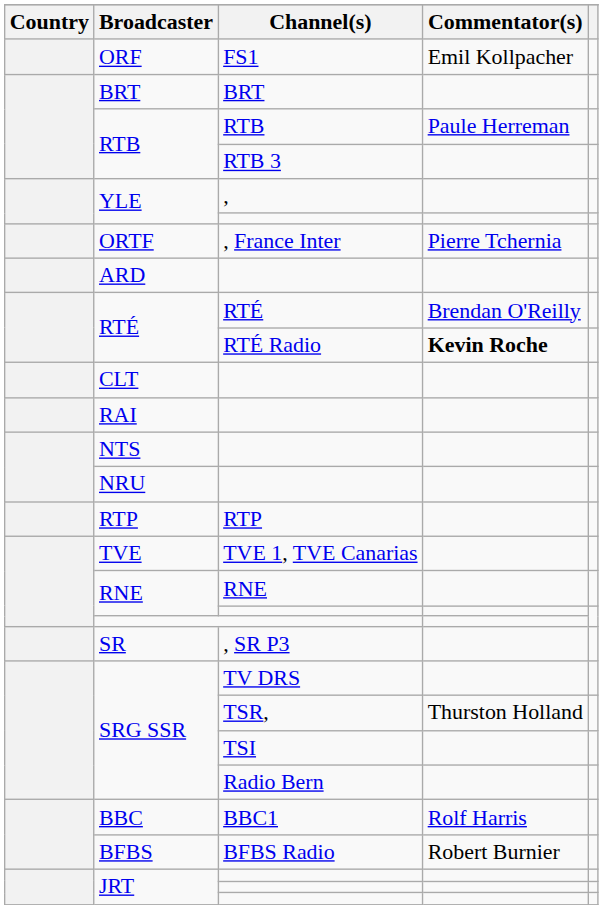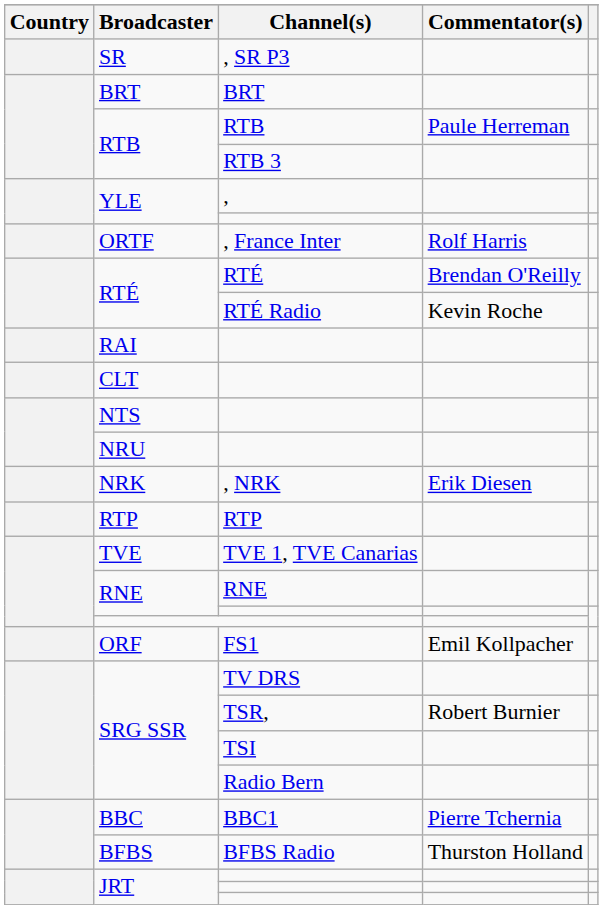rows swapped: (120, 56) <-> (112, 643)
(495, 240) Pierre Tchernia -> (477, 240) Rolf Harris
- row: (122, 275)
(488, 344) bold -> (485, 310) normal
rows swapped: (118, 414) <-> (119, 379)
+ row: (122, 483)
(505, 712) Thurston Holland -> (494, 712) Robert Burnier
(477, 816) Rolf Harris -> (495, 816) Pierre Tchernia
(494, 851) Robert Burnier -> (505, 851) Thurston Holland
